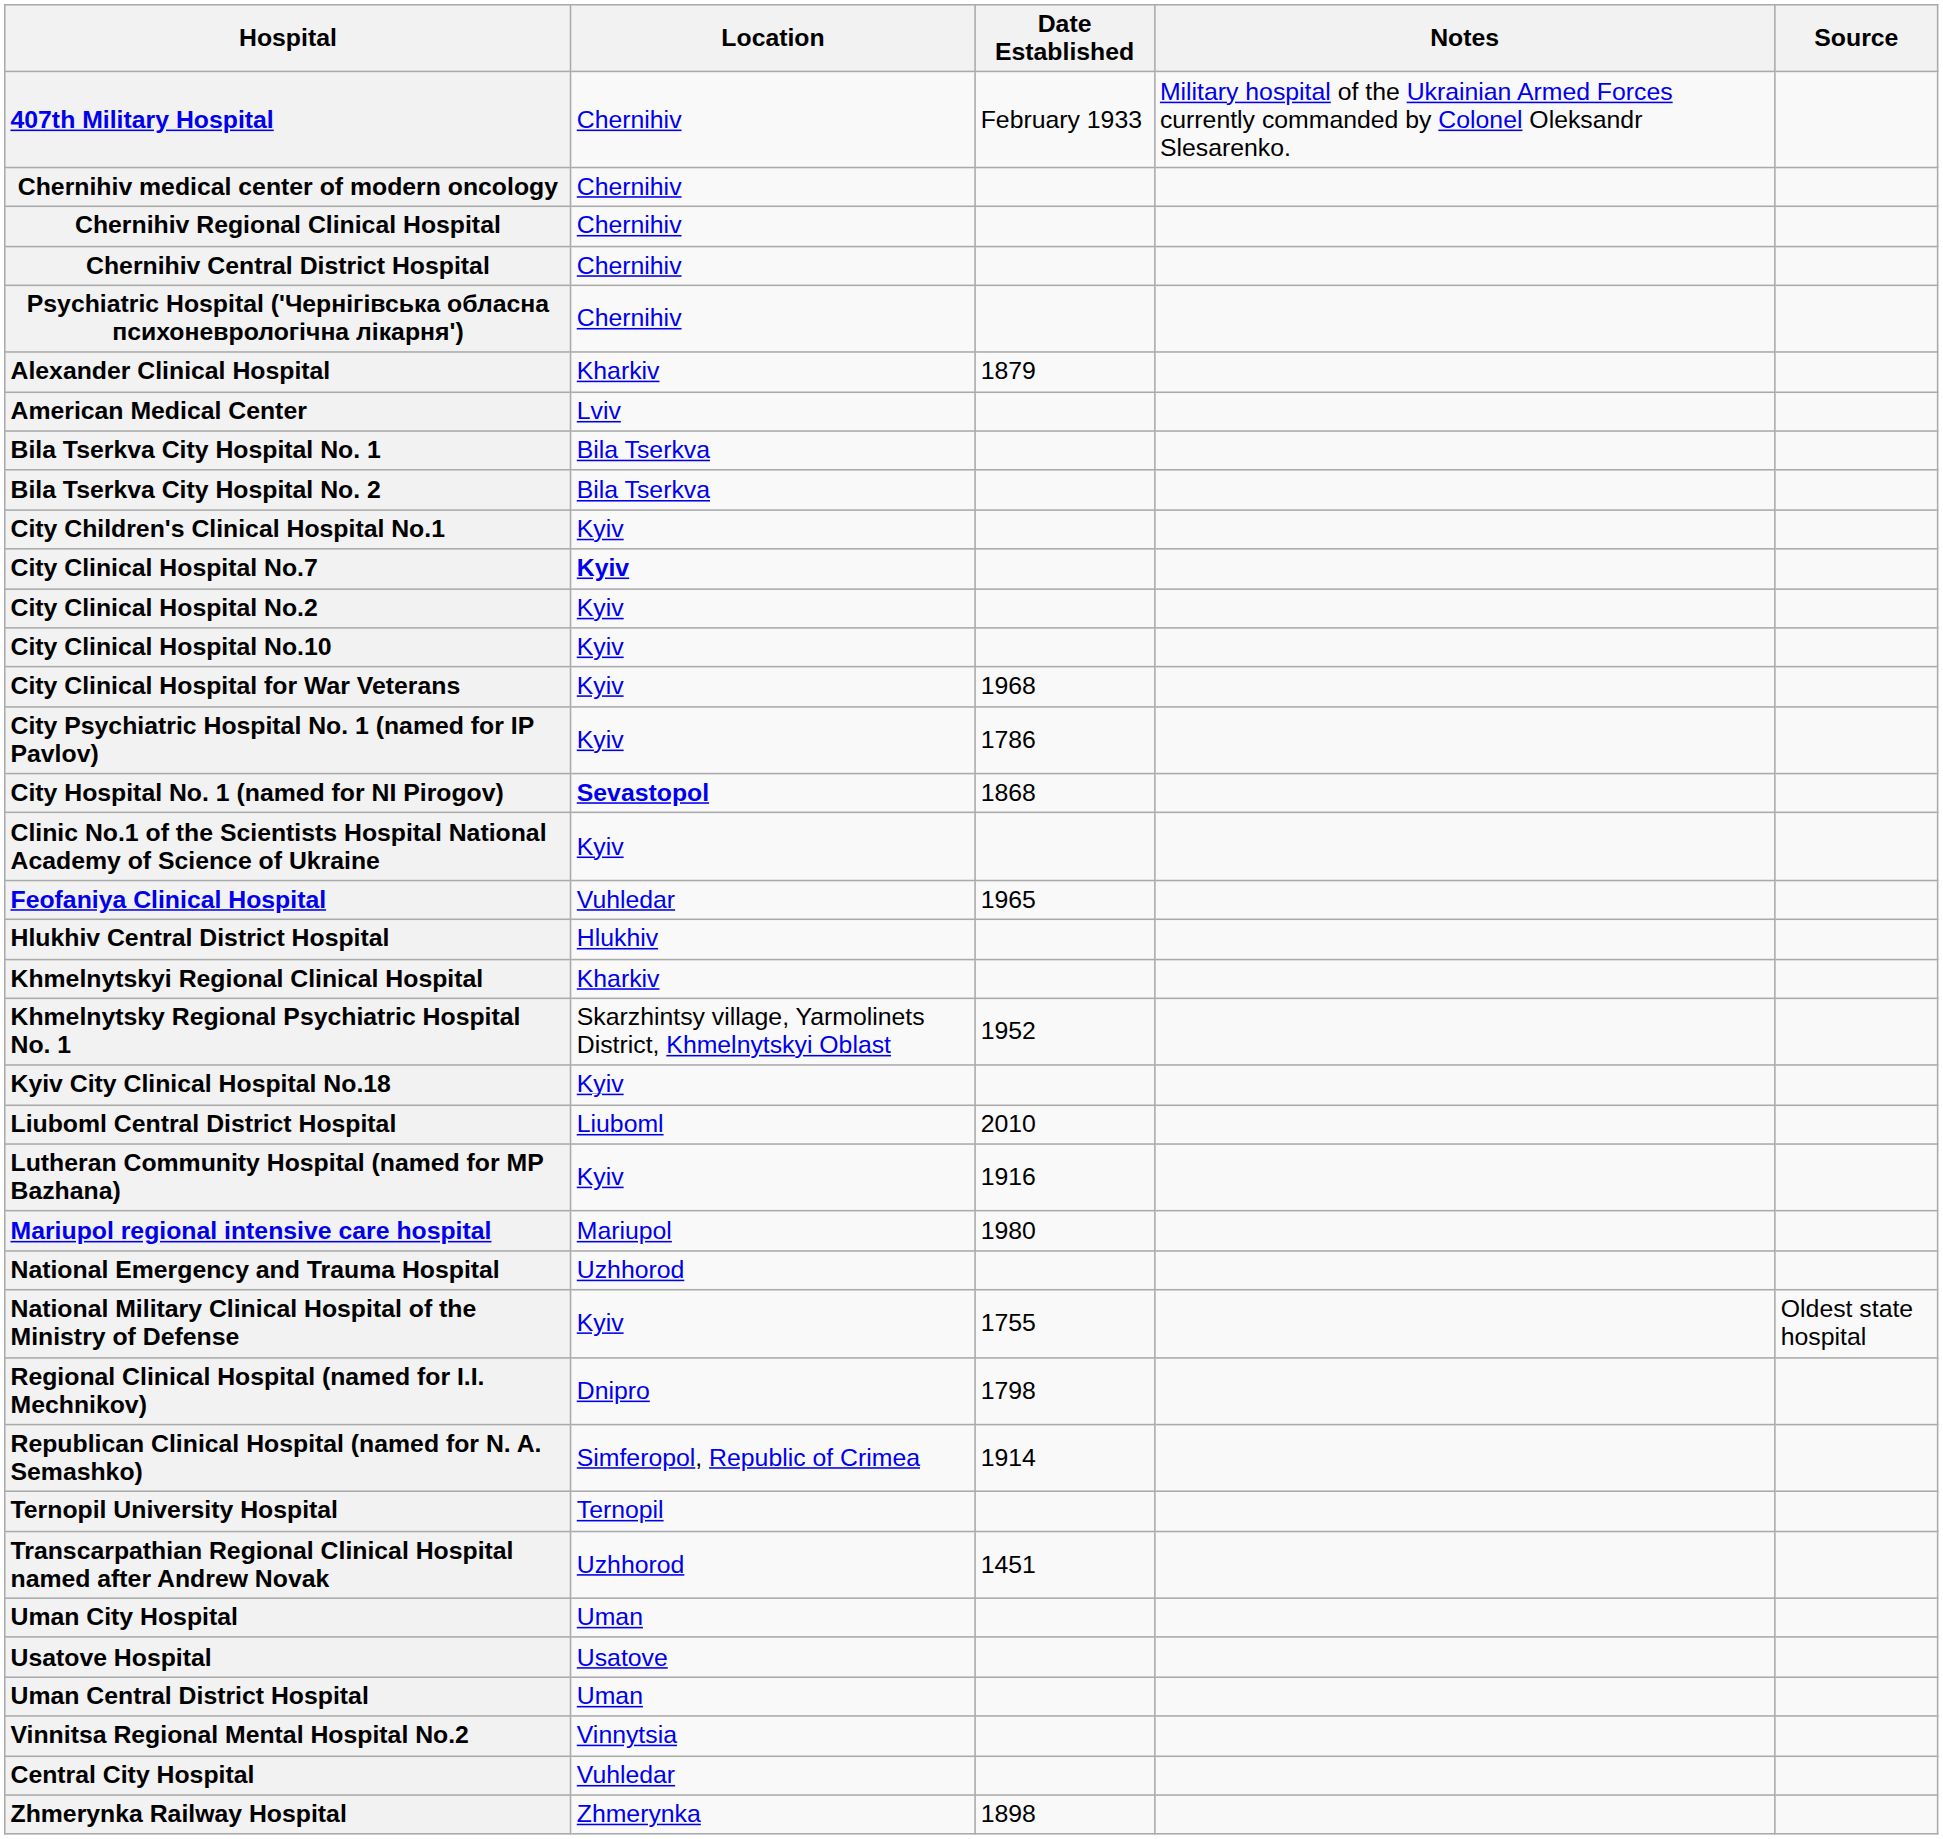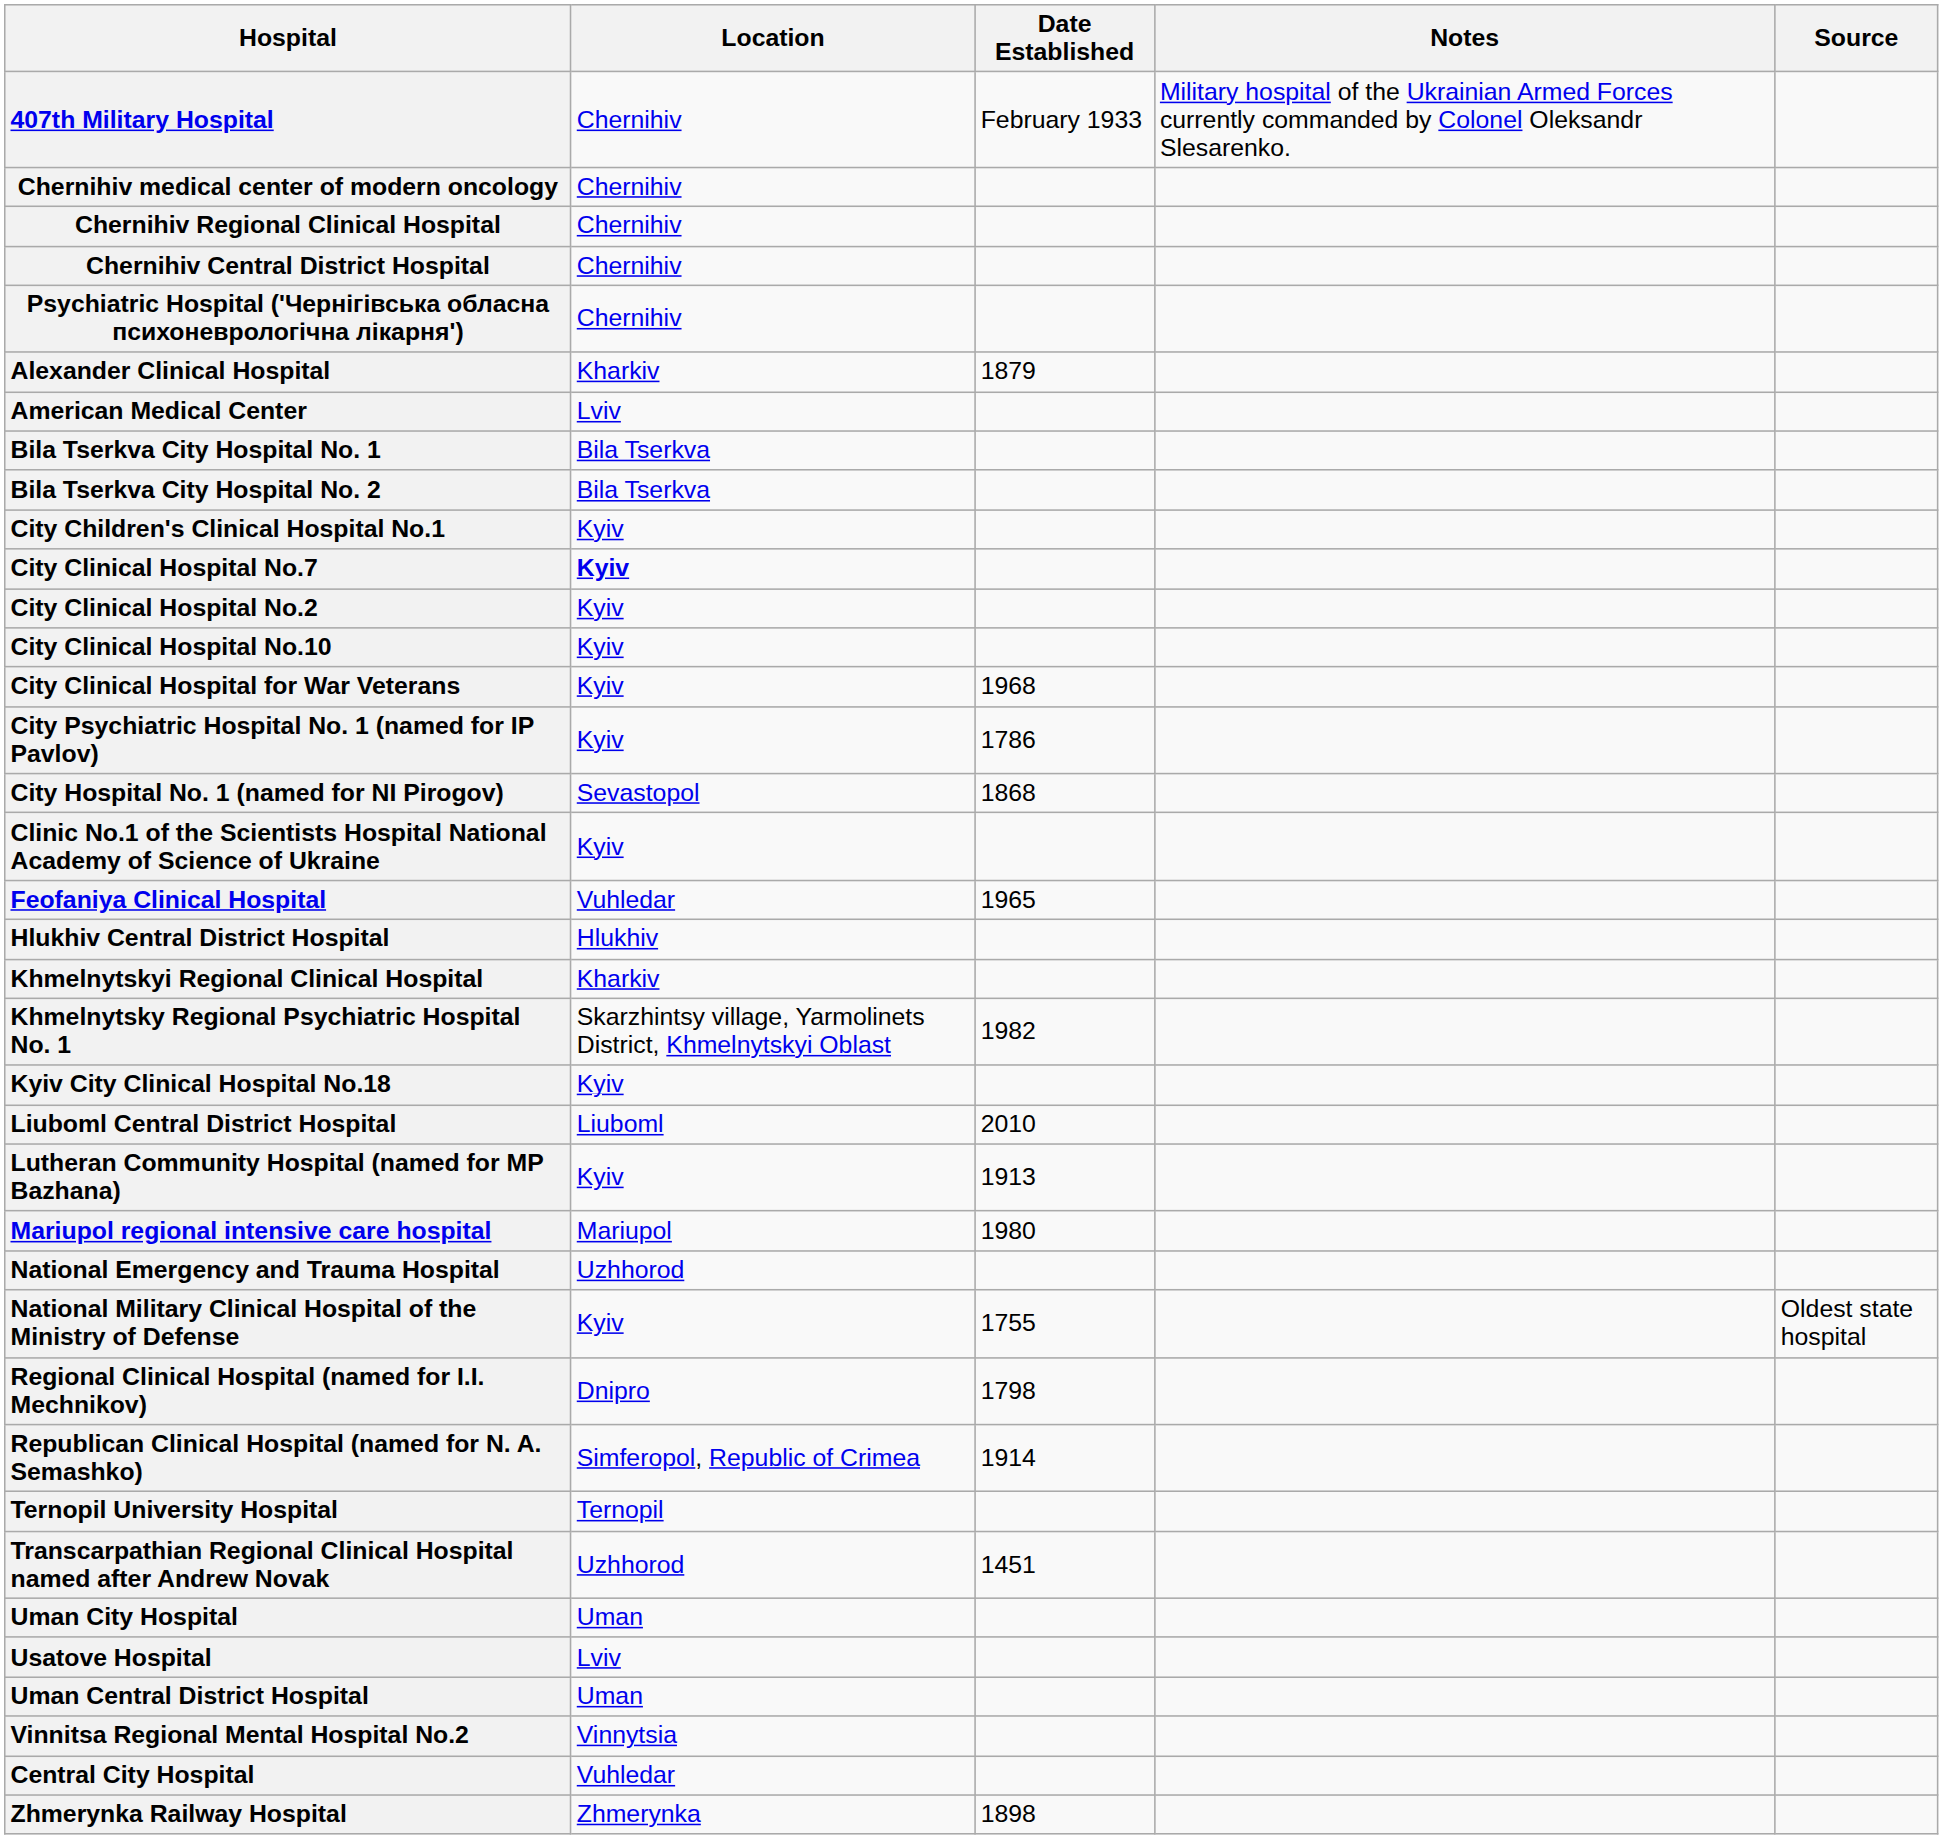(643, 792) bold -> (638, 792) normal
(1008, 1031) 1952 -> (1008, 1031) 1982
(1008, 1177) 1916 -> (1008, 1177) 1913
(622, 1656) Usatove -> (599, 1656) Lviv
